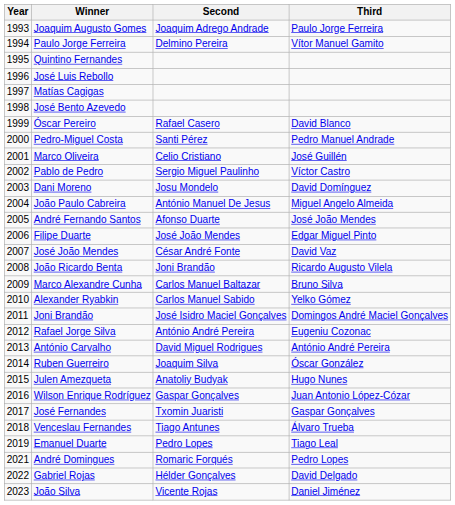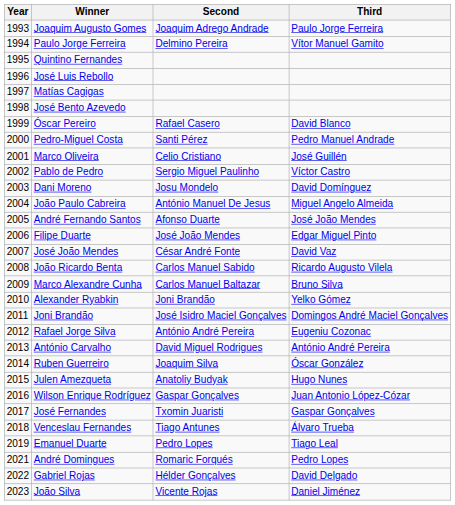(185, 268) Joni Brandão -> (205, 268) Carlos Manuel Sabido
(205, 300) Carlos Manuel Sabido -> (185, 300) Joni Brandão
